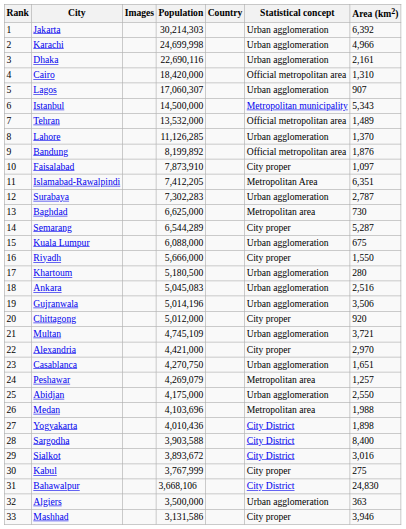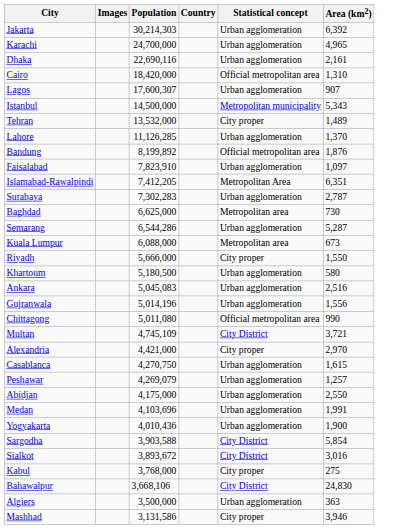- column: (18, 13)
(182, 45) 24,699,998 -> (155, 45) 24,700,000
(363, 45) 4,966 -> (336, 45) 4,965
(182, 90) 17,060,307 -> (155, 90) 17,600,307
(297, 121) Official metropolitan area -> (242, 121) City proper
(184, 166) 7,873,910 -> (157, 166) 7,823,910
(269, 166) City proper -> (261, 166) Urban agglomeration
(184, 227) 6,544,289 -> (157, 227) 6,544,286
(269, 227) City proper -> (261, 227) Urban agglomeration
(288, 243) Urban agglomeration -> (254, 243) Metropolitan area
(359, 243) 675 -> (333, 243) 673
(359, 273) 280 -> (333, 273) 580
(363, 303) 3,506 -> (336, 303) 1,556
(184, 319) 5,012,000 -> (157, 319) 5,011,080
(269, 319) City proper -> (270, 319) Official metropolitan area
(359, 319) 920 -> (333, 319) 990
(288, 334) Urban agglomeration -> (244, 334) City District
(363, 364) 1,651 -> (336, 364) 1,615
(281, 380) Metropolitan area -> (261, 380) Urban agglomeration
(281, 410) Metropolitan area -> (261, 410) Urban agglomeration
(363, 410) 1,988 -> (336, 410) 1,991
(271, 425) City District -> (261, 425) Urban agglomeration
(363, 425) 1,898 -> (336, 425) 1,900
(363, 441) 8,400 -> (336, 441) 5,854
(184, 471) 3,767,999 -> (157, 471) 3,768,000
